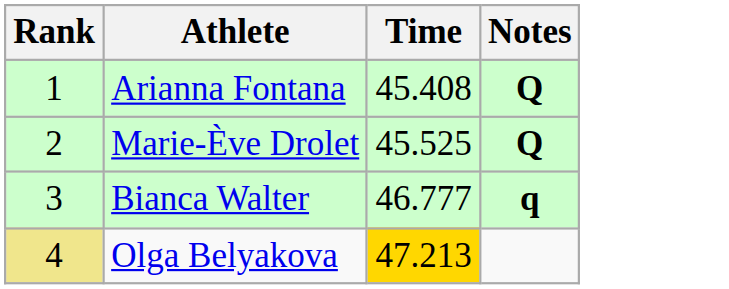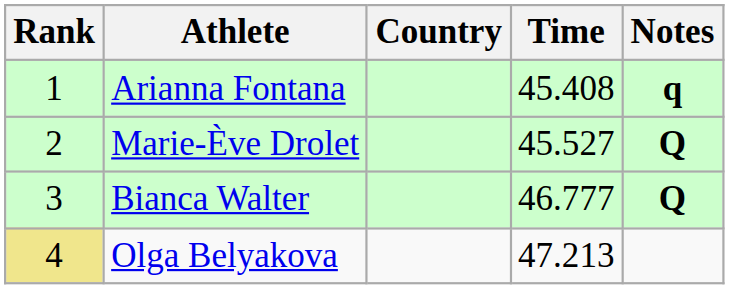+ column: (439, 32)
(530, 87) Q -> (672, 87) q
(424, 143) 45.525 -> (566, 143) 45.527
(530, 198) q -> (672, 198) Q
(424, 254) gold background -> (566, 254) no background
